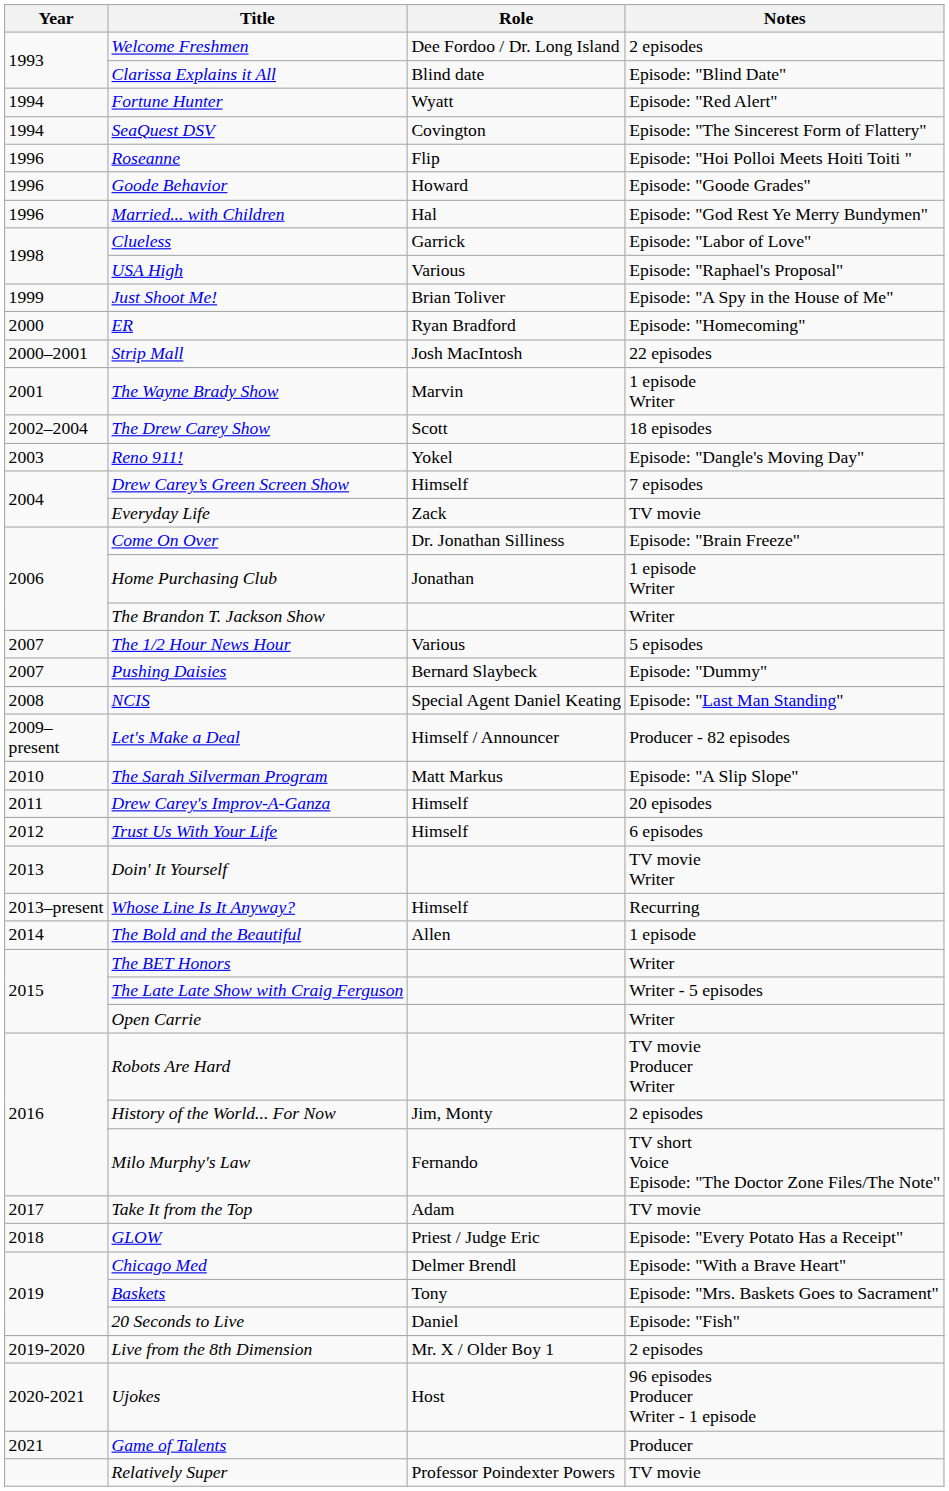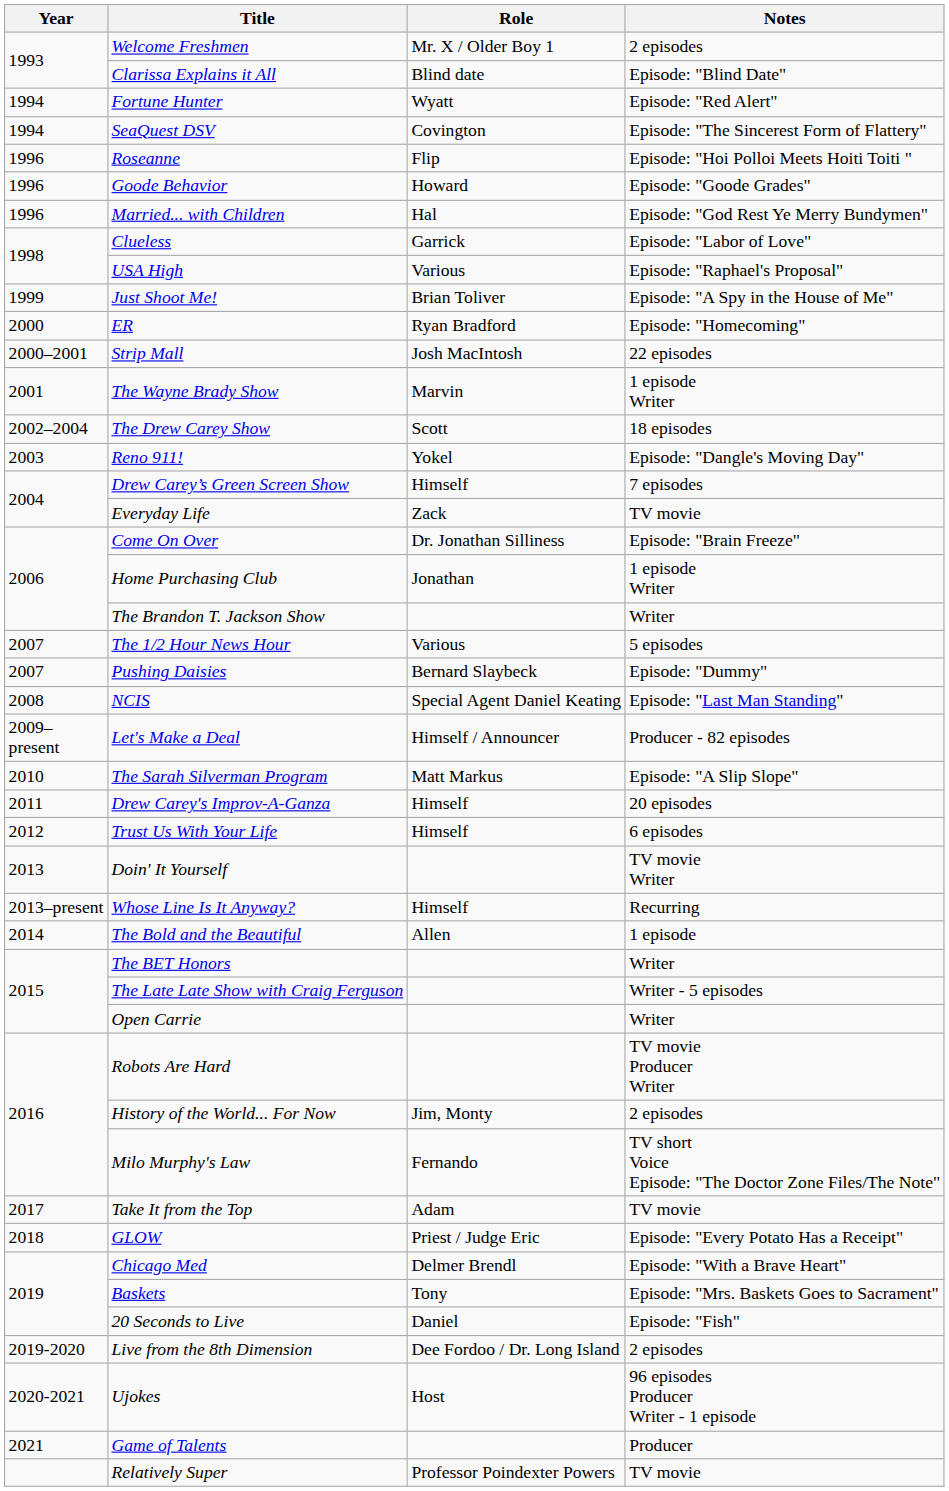(516, 46) Dee Fordoo / Dr. Long Island -> (483, 46) Mr. X / Older Boy 1
(483, 1349) Mr. X / Older Boy 1 -> (516, 1349) Dee Fordoo / Dr. Long Island
